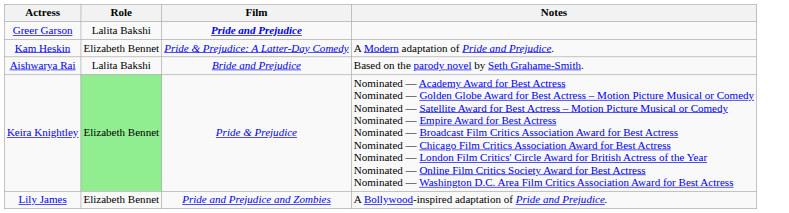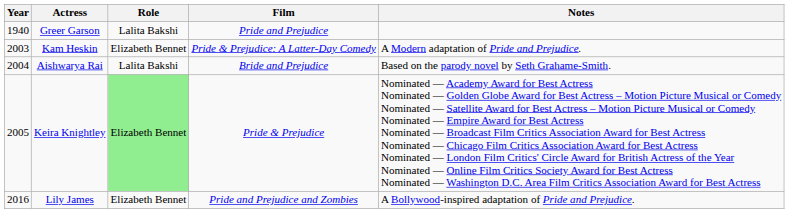+ column: (18, 13)
(256, 30) bold -> (284, 30) normal
